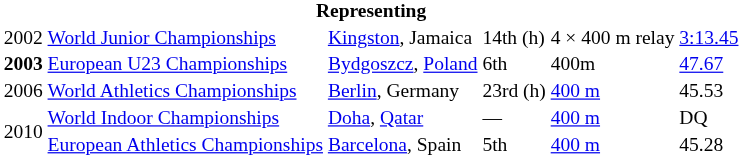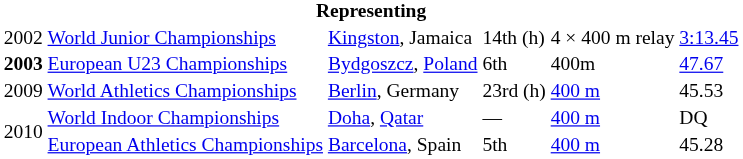(23, 91) 2006 -> (23, 91) 2009
